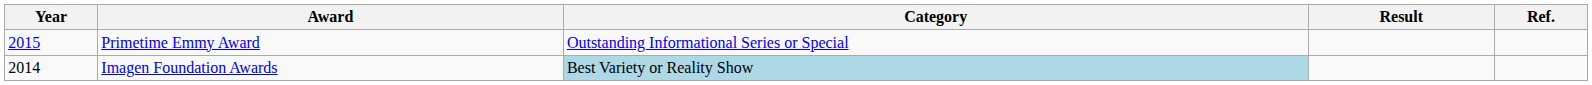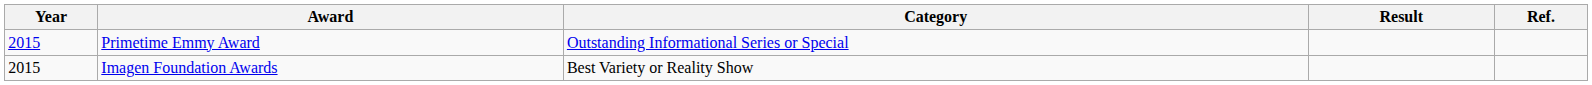(24, 67) 2014 -> (24, 67) 2015
(660, 67) lightblue background -> (660, 67) no background
